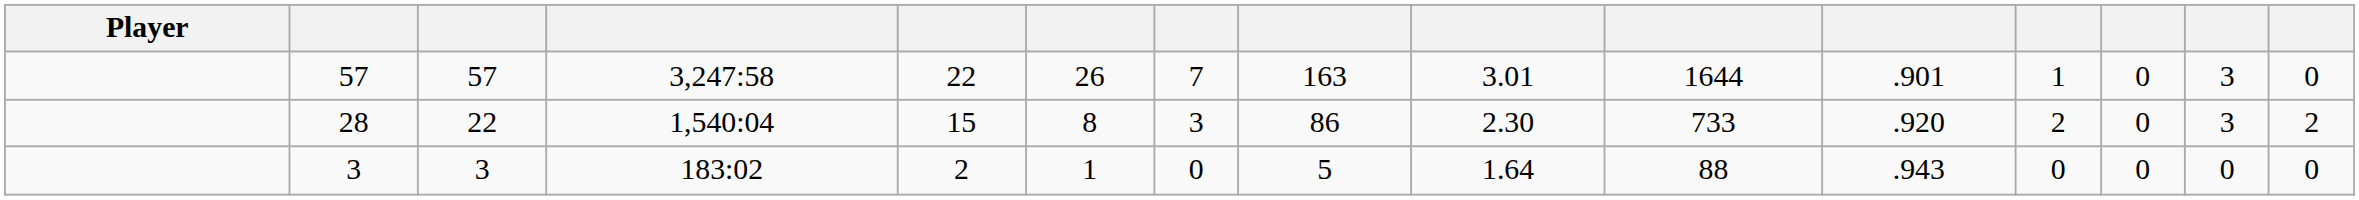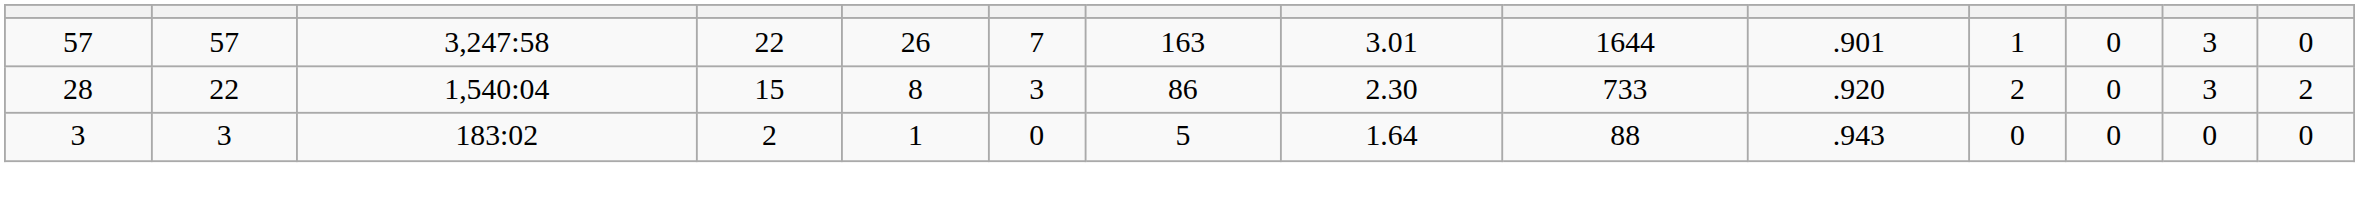- column: (147, 28)
